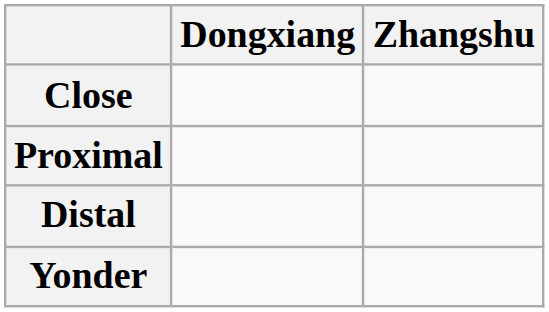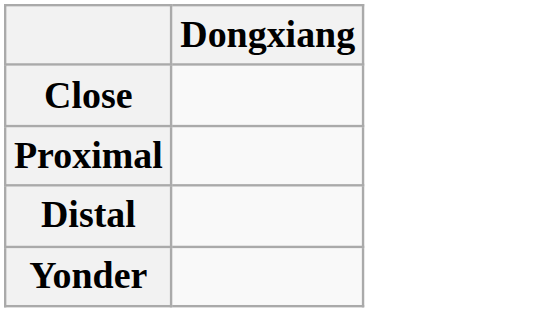- column: (454, 34)
